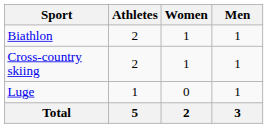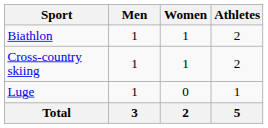columns swapped: (238, 14) <-> (135, 14)
